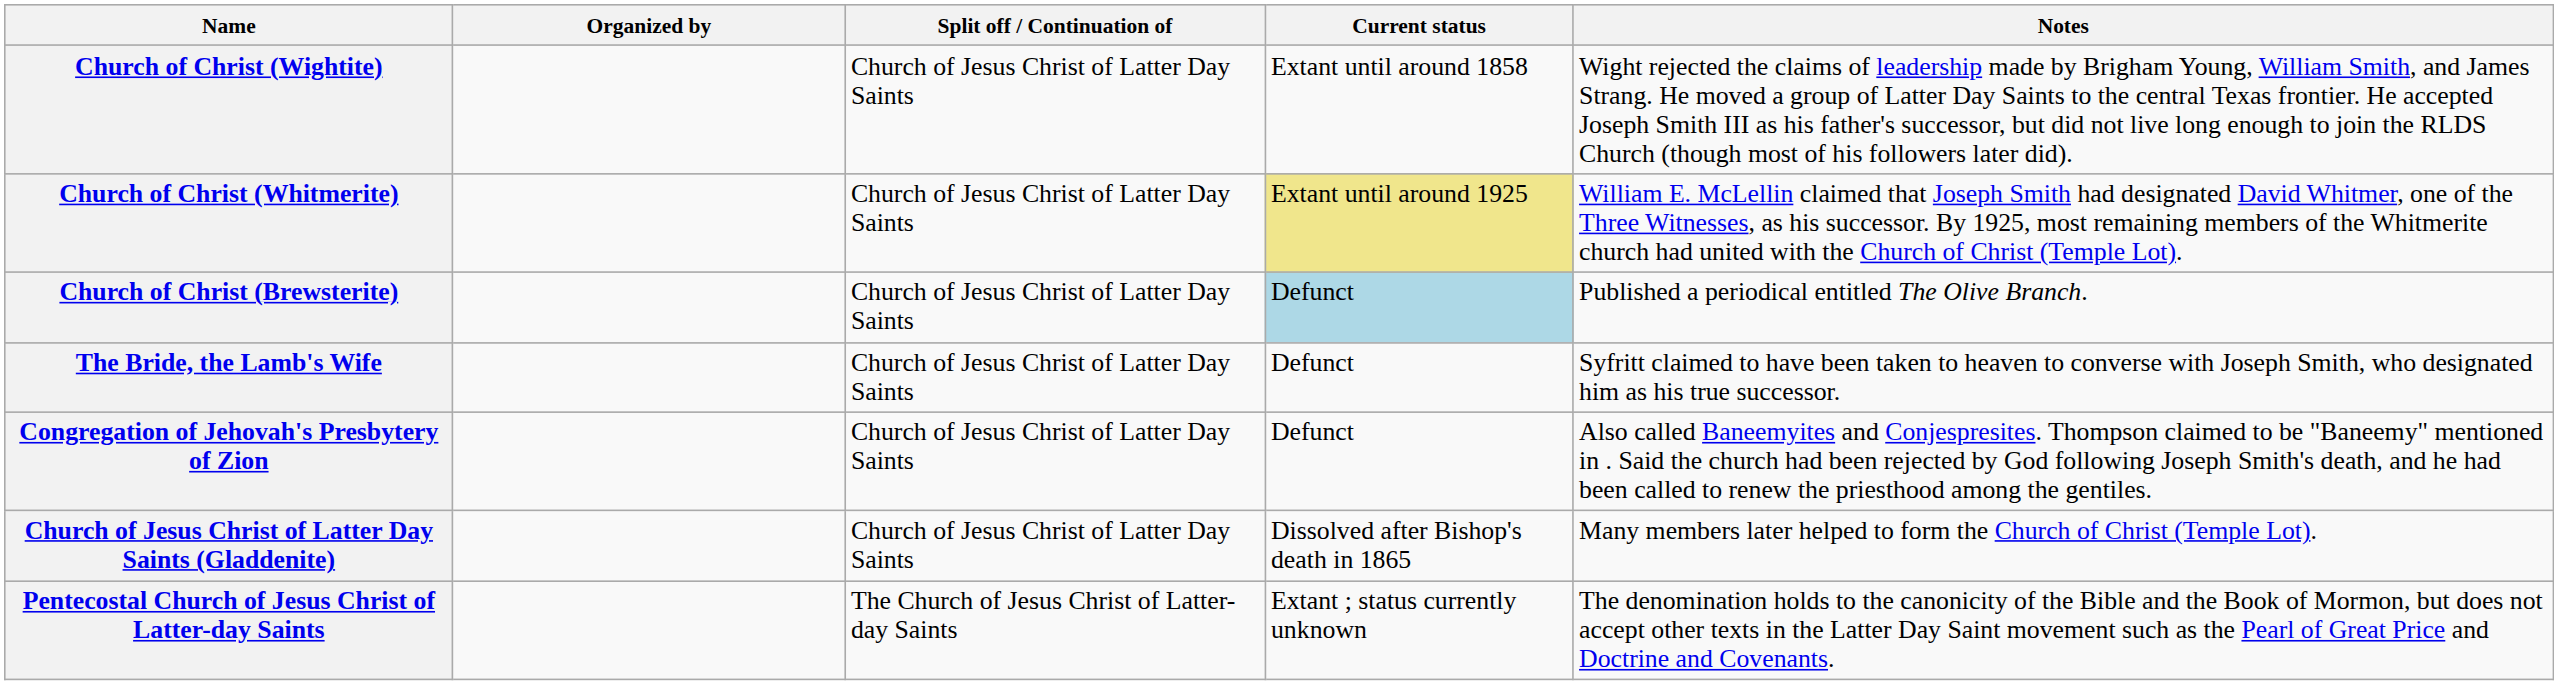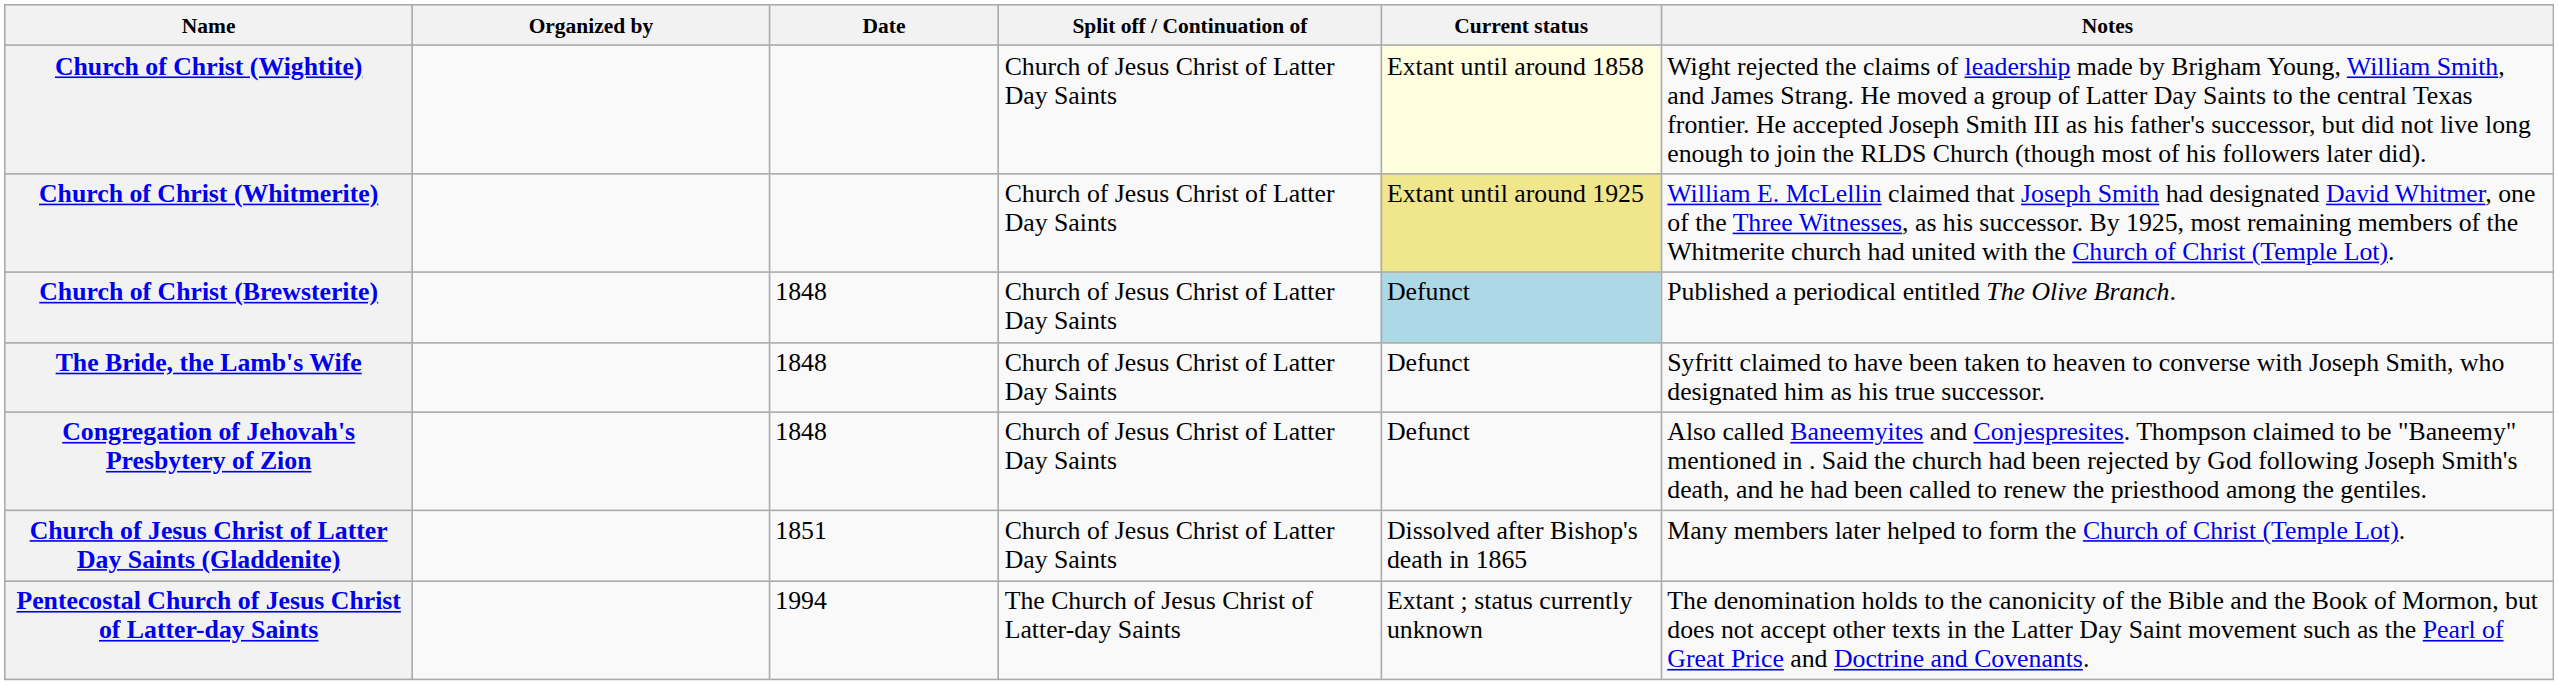+ column: (884, 26)
(1399, 65) no background -> (1515, 65) lightyellow background
